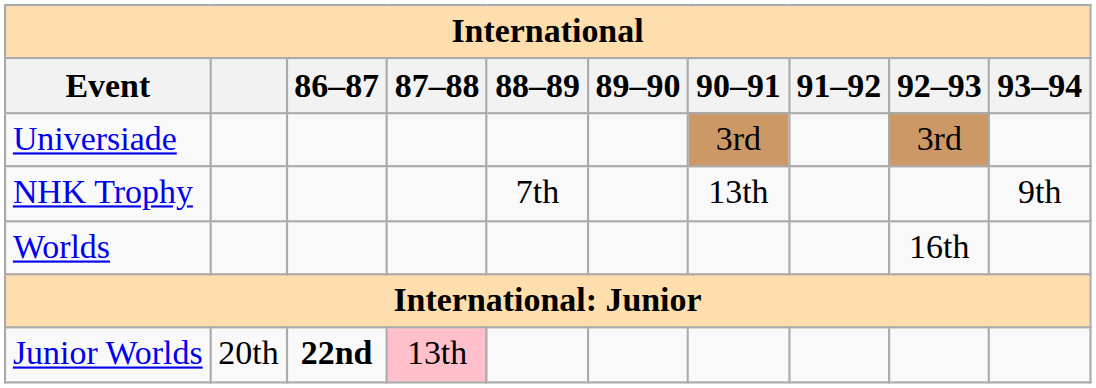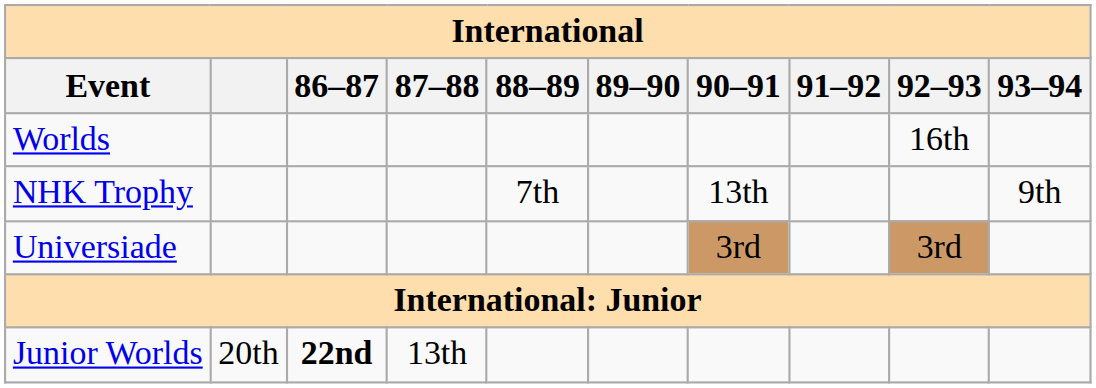rows swapped: (61, 246) <-> (95, 138)
(437, 354) pink background -> (437, 354) no background
